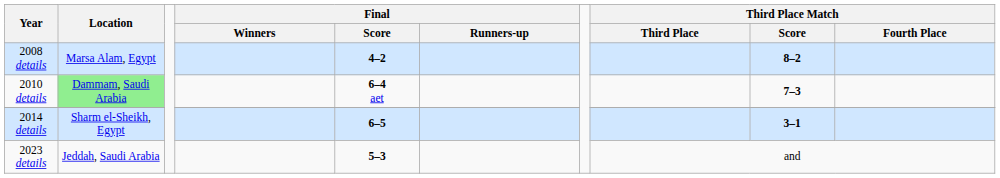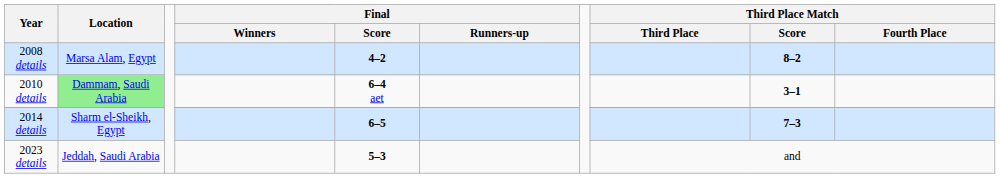(792, 91) 7–3 -> (792, 91) 3–1
(792, 124) 3–1 -> (792, 124) 7–3
